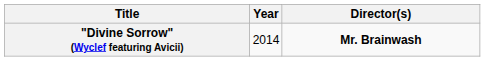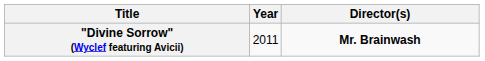(266, 39) 2014 -> (266, 39) 2011
